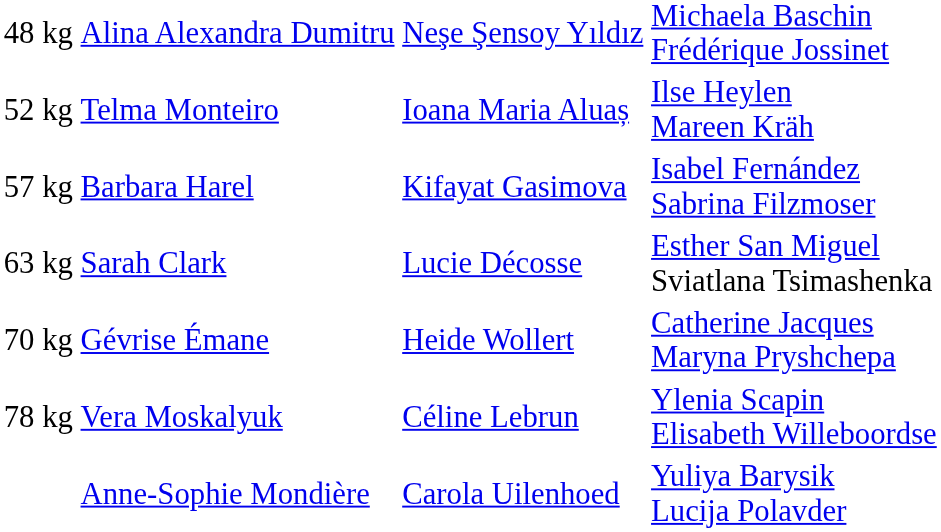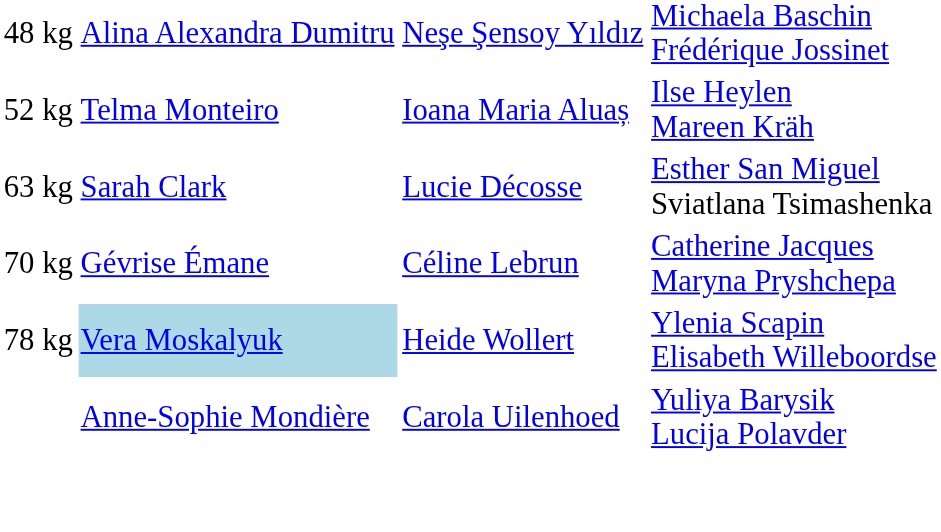- row: (38, 186)
(488, 340) Heide Wollert -> (490, 263) Céline Lebrun
(182, 416) no background -> (182, 340) lightblue background
(490, 416) Céline Lebrun -> (488, 340) Heide Wollert
